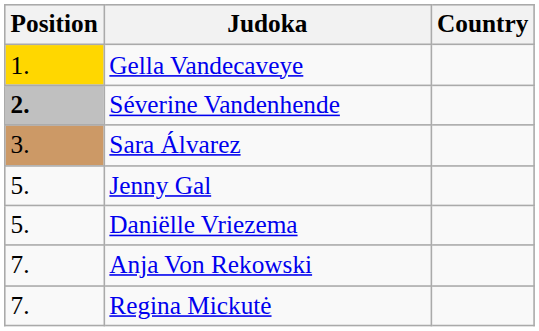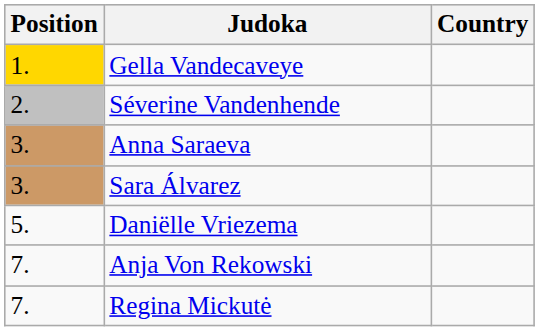(20, 104) bold -> (20, 104) normal
+ row: (180, 144)
- row: (160, 184)
